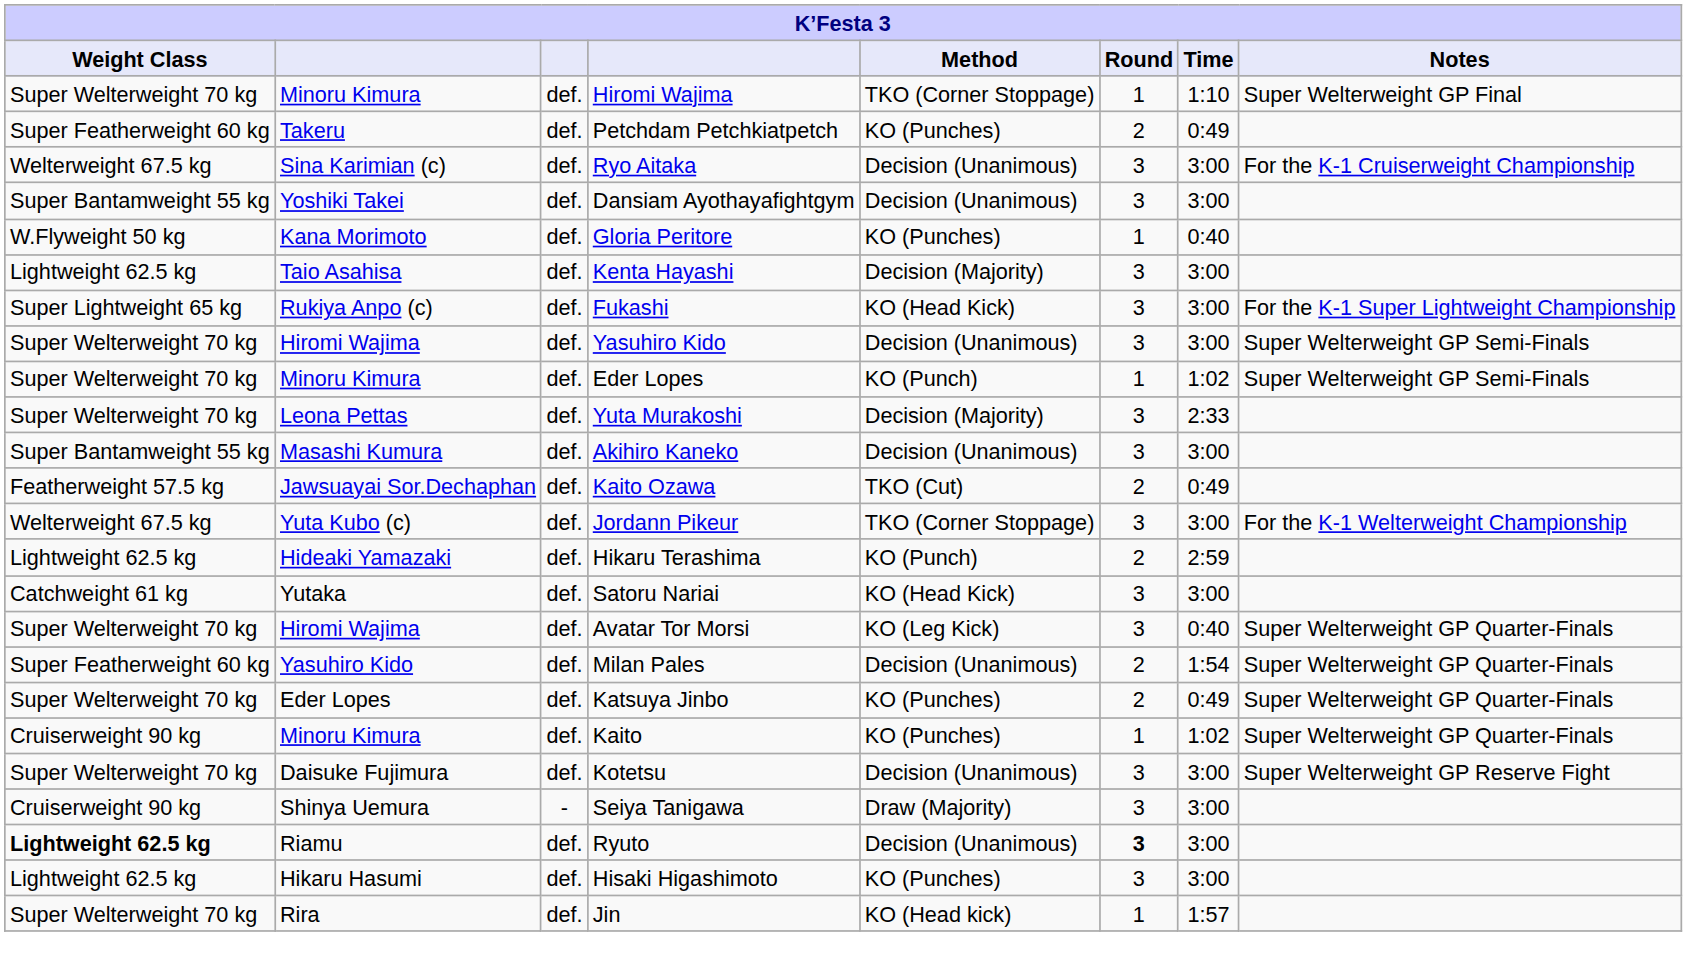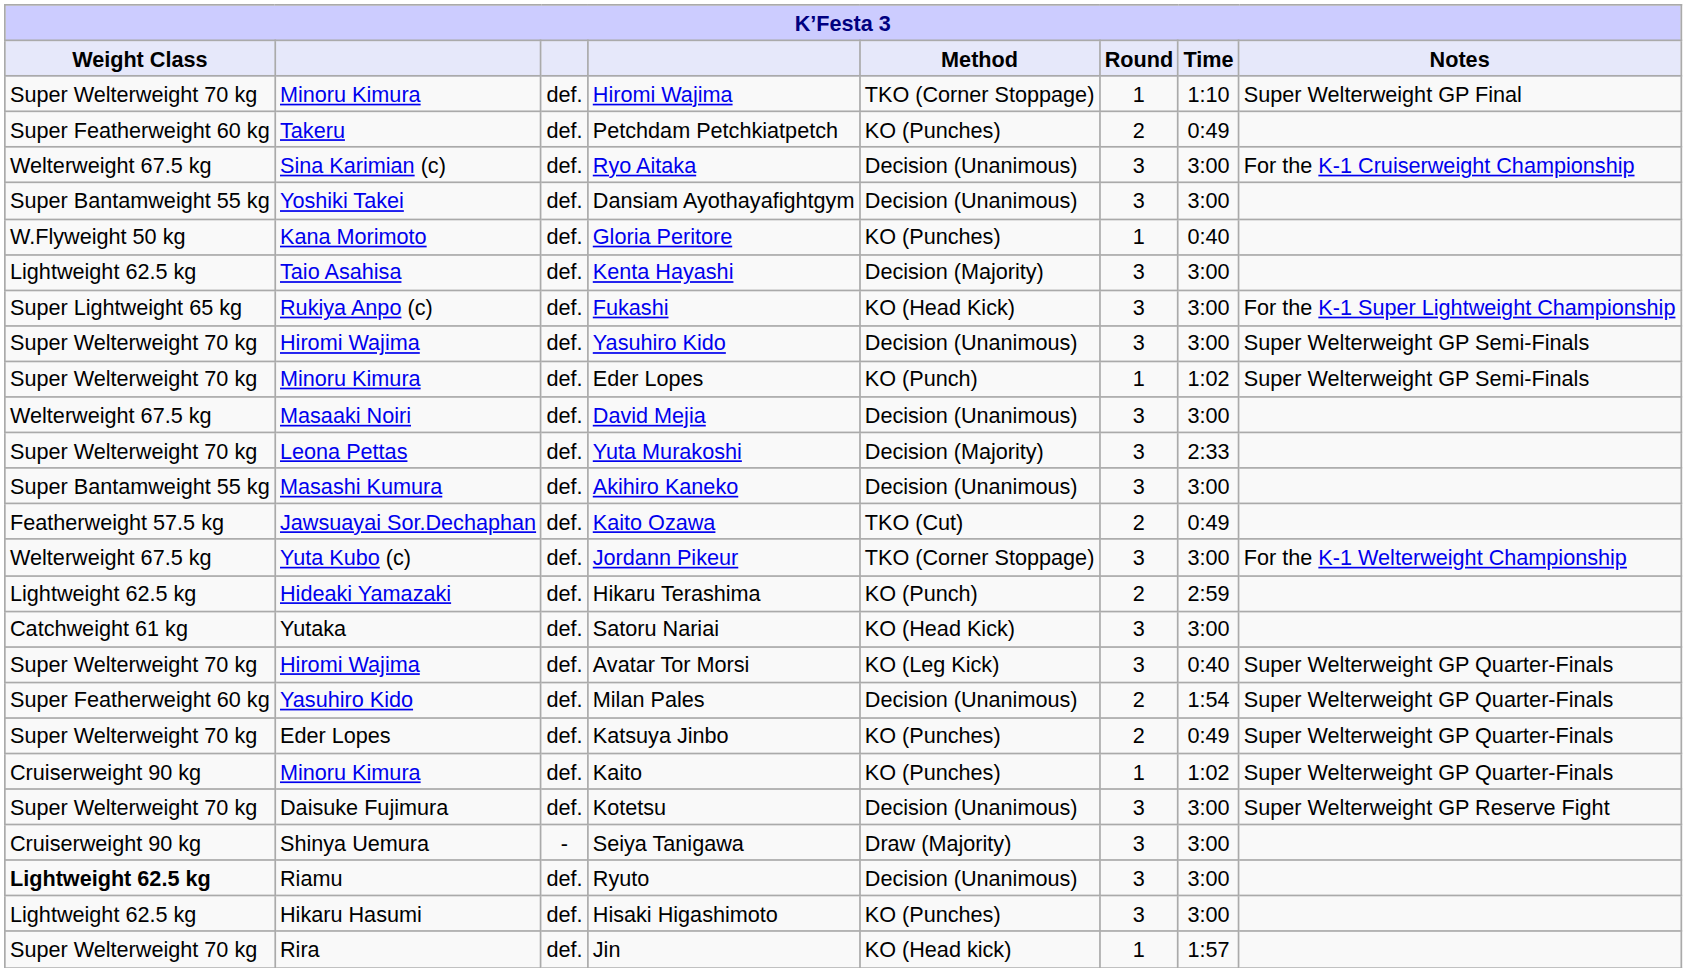+ row: (649, 415)
(1139, 842) bold -> (1139, 878) normal
